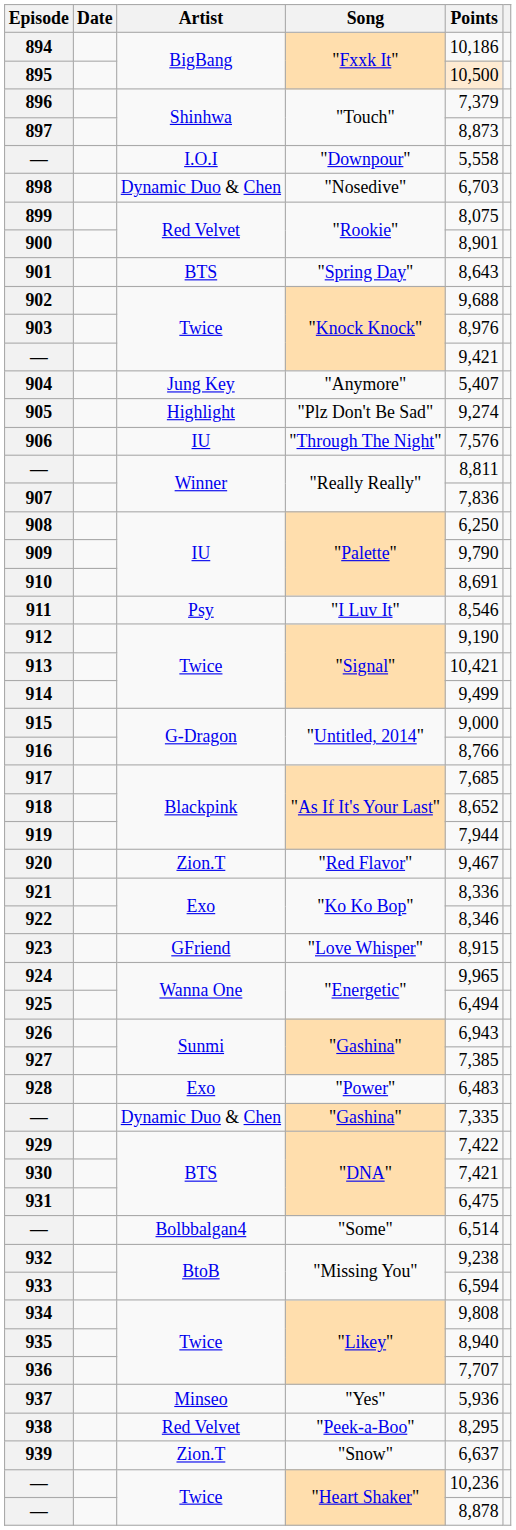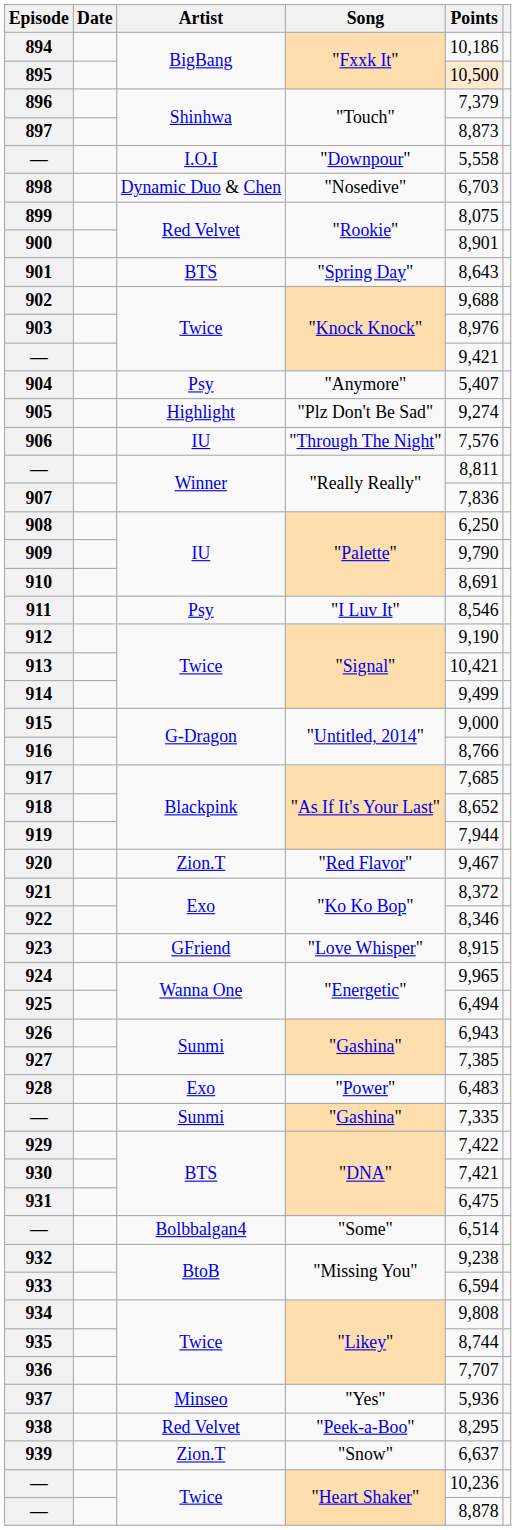(201, 384) Jung Key -> (201, 384) Psy
(479, 891) 8,336 -> (479, 891) 8,372
(201, 1117) Dynamic Duo & Chen -> (201, 1117) Sunmi
(479, 1342) 8,940 -> (479, 1342) 8,744
